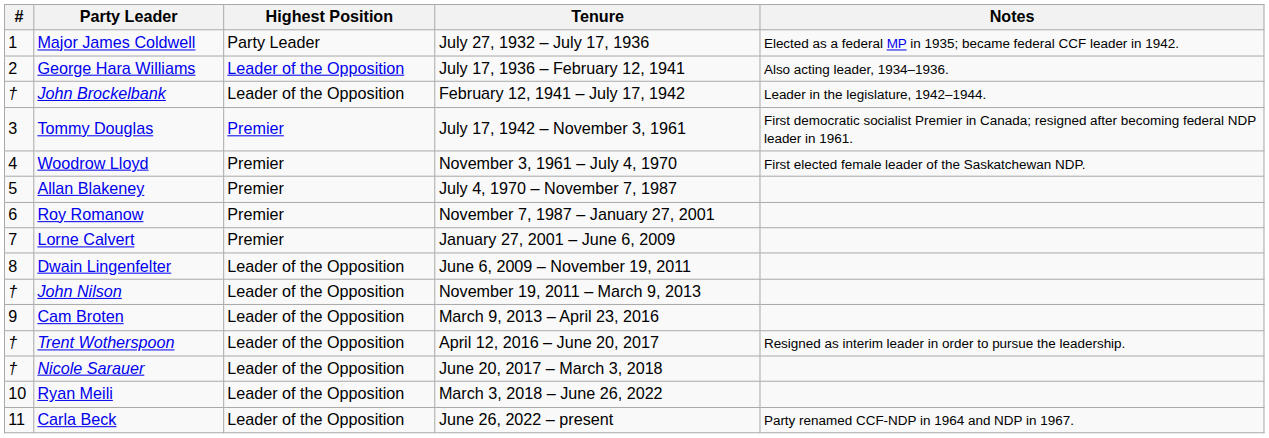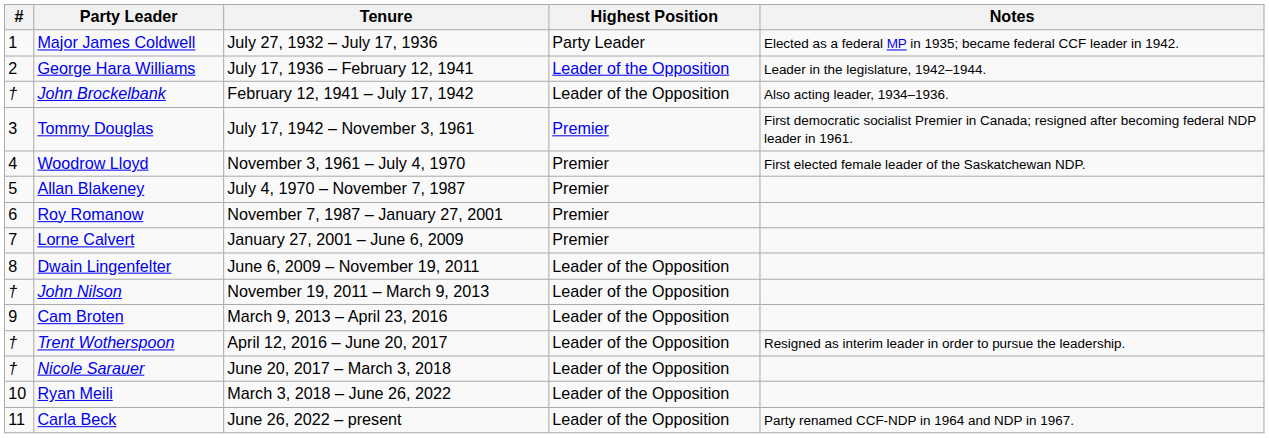columns swapped: (329, 17) <-> (598, 17)
(856, 69) Also acting leader, 1934–1936. -> (875, 69) Leader in the legislature, 1942–1944.
(875, 95) Leader in the legislature, 1942–1944. -> (856, 95) Also acting leader, 1934–1936.
